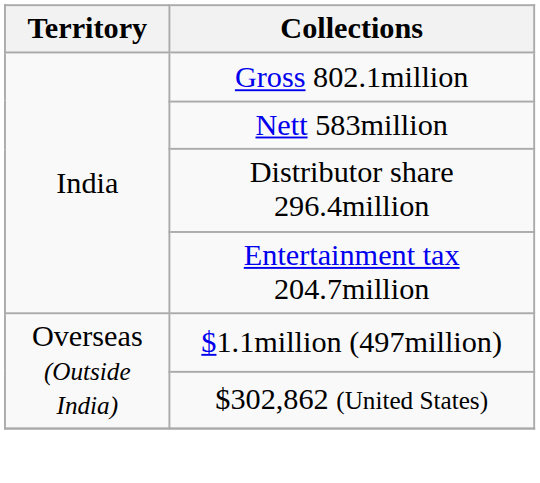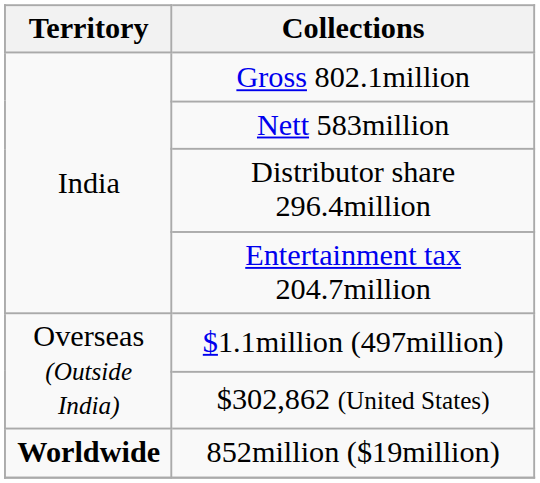+ row: (353, 452)
